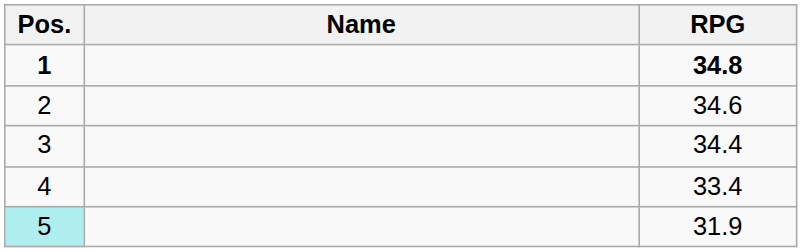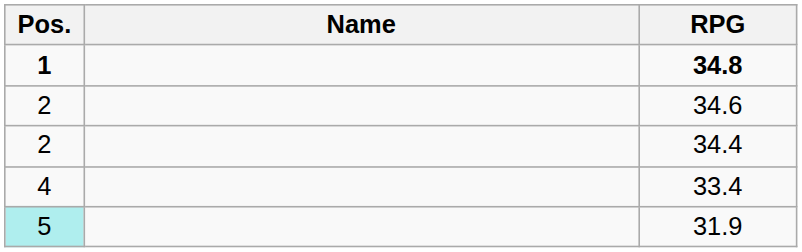(44, 145) 3 -> (44, 145) 2
